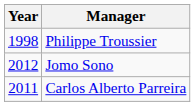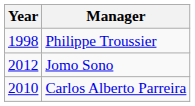(23, 88) 2011 -> (23, 88) 2010
